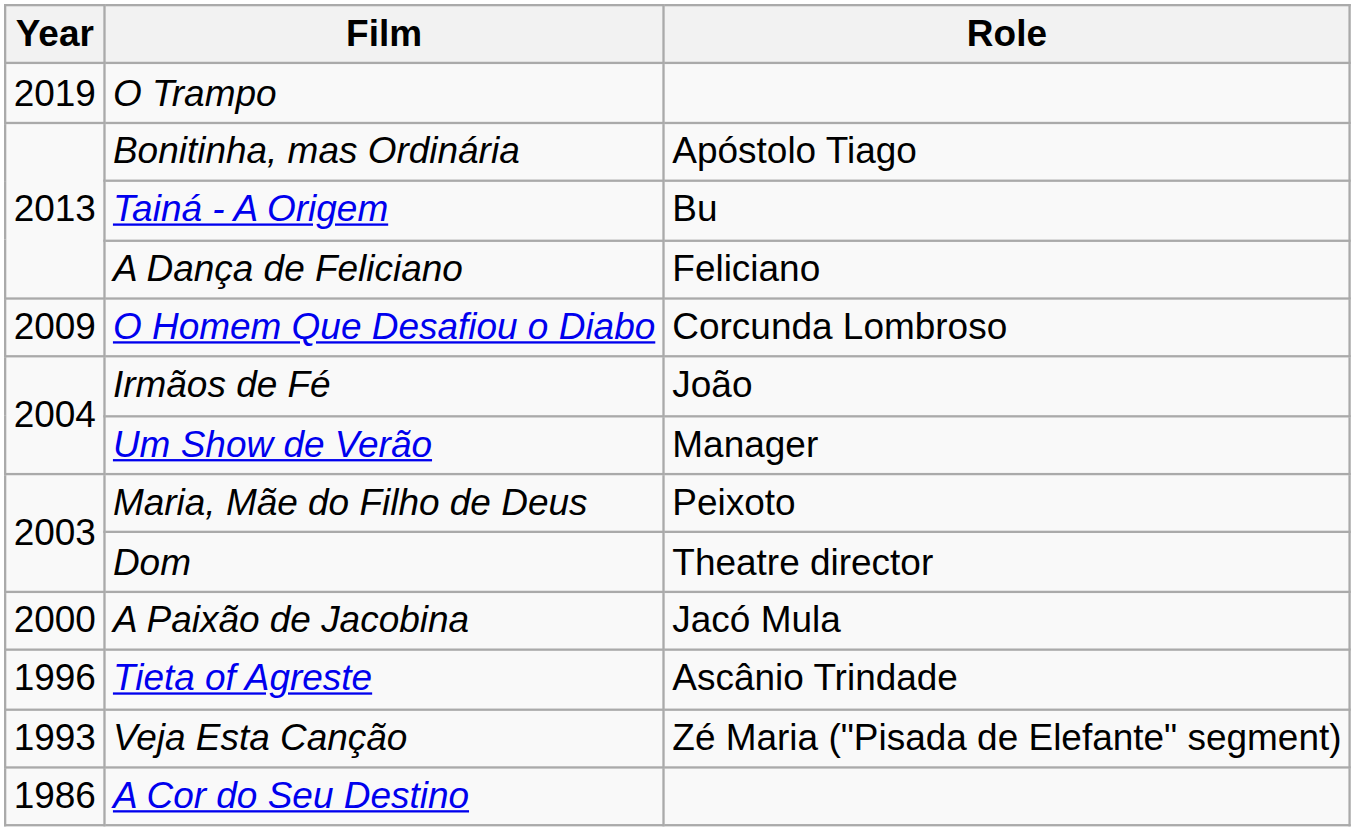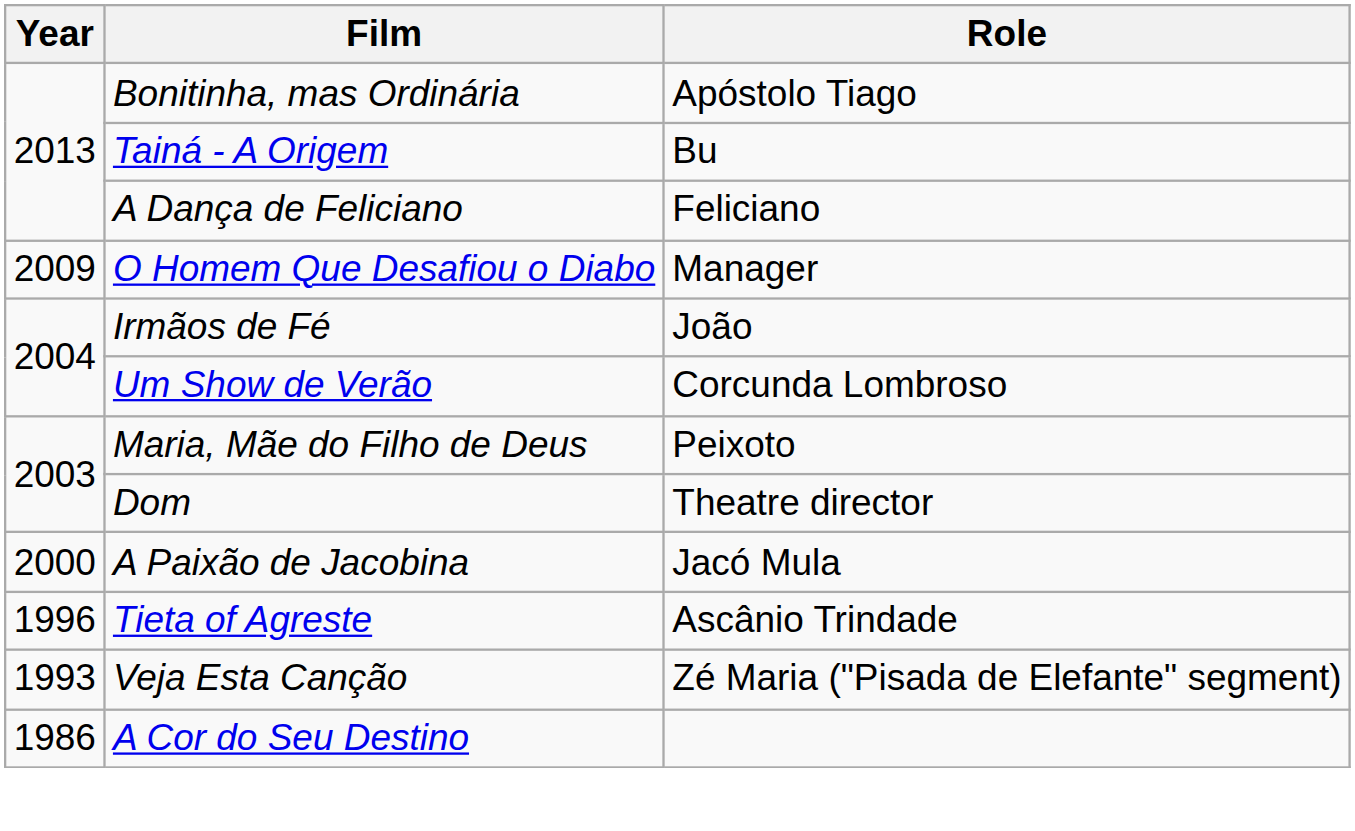- row: (195, 92)
(840, 326) Corcunda Lombroso -> (745, 268) Manager
(745, 444) Manager -> (840, 385) Corcunda Lombroso
